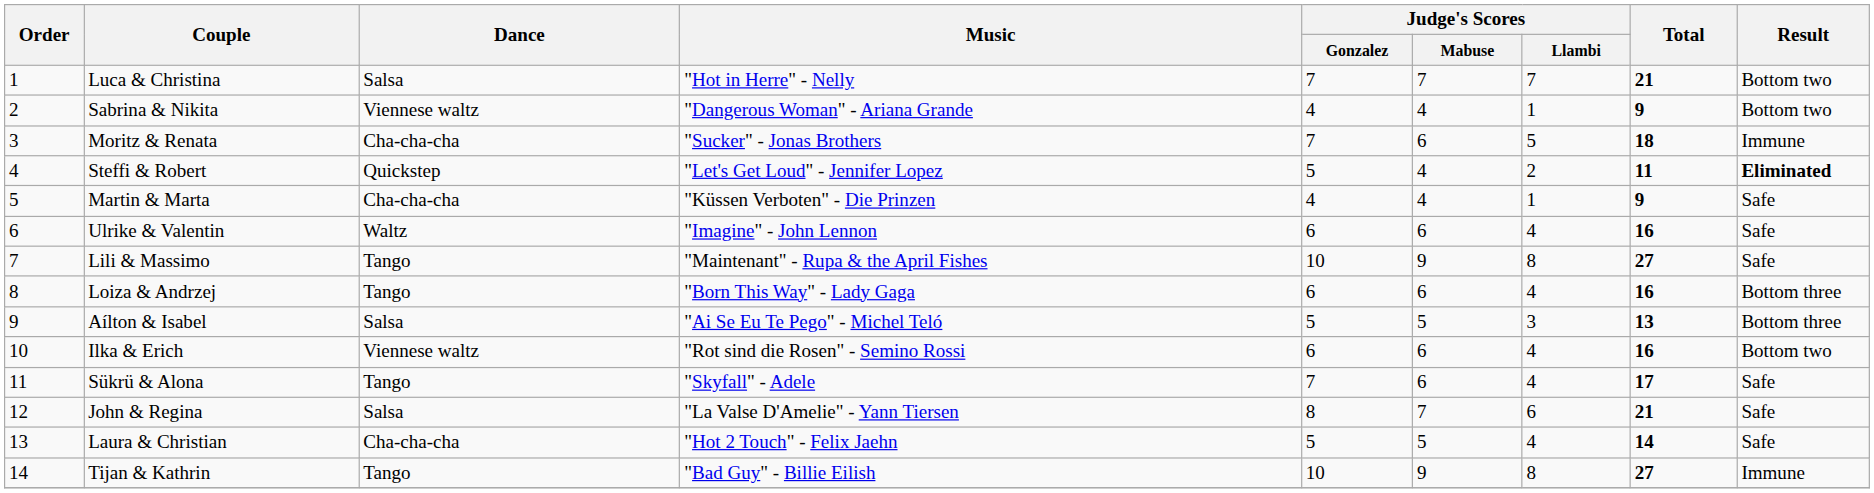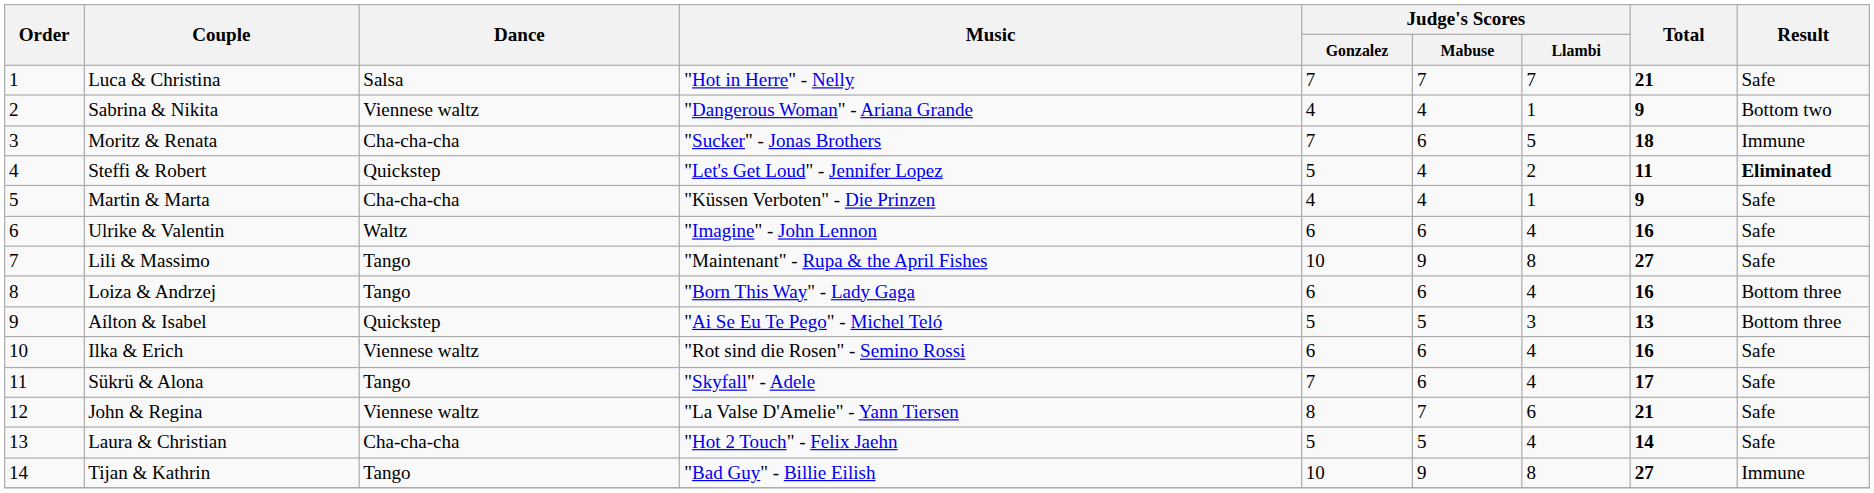(1787, 79) Bottom two -> (1758, 79) Safe
(383, 321) Salsa -> (402, 321) Quickstep
(1787, 351) Bottom two -> (1758, 351) Safe
(383, 412) Salsa -> (421, 412) Viennese waltz
